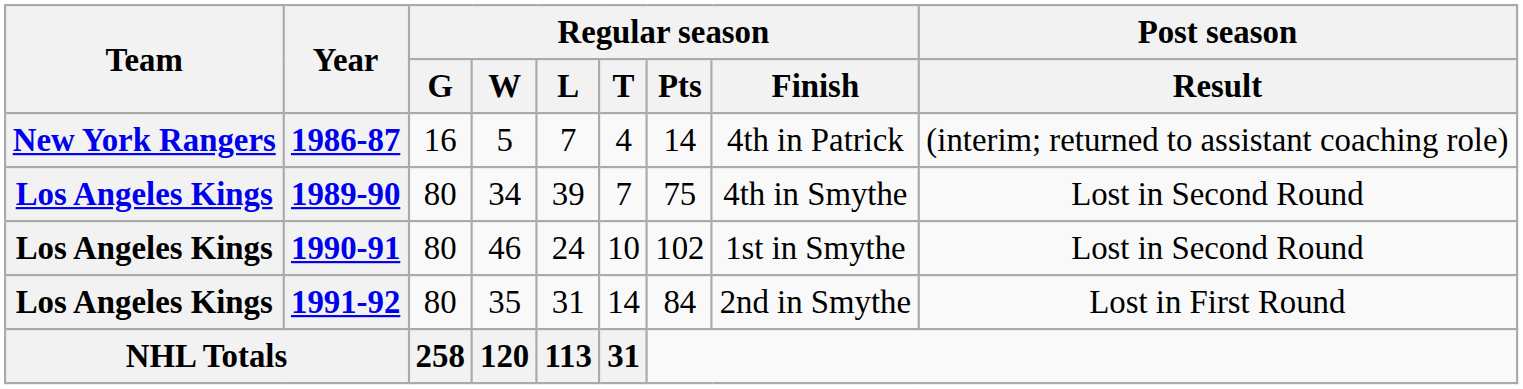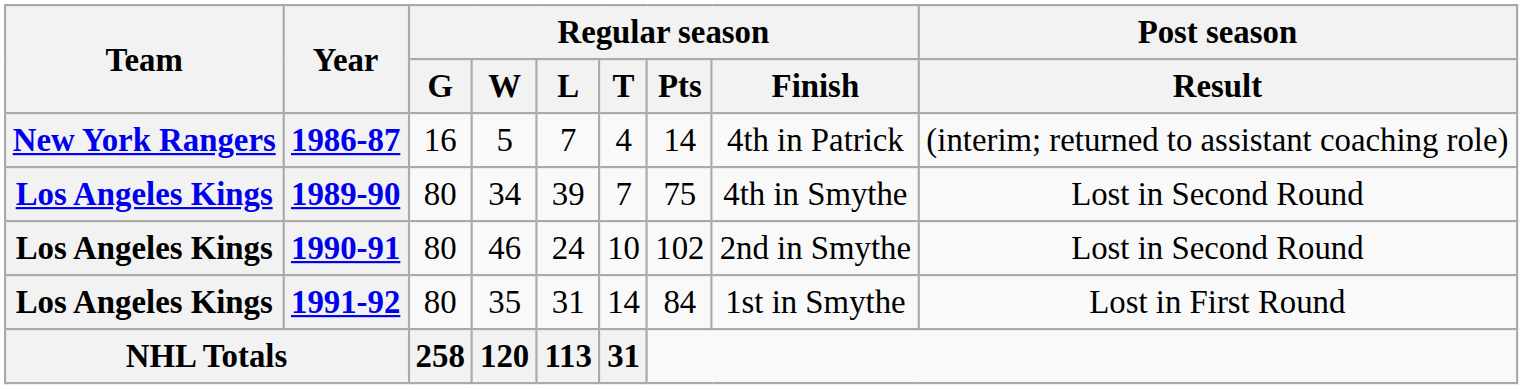(815, 248) 1st in Smythe -> (815, 248) 2nd in Smythe
(815, 302) 2nd in Smythe -> (815, 302) 1st in Smythe
